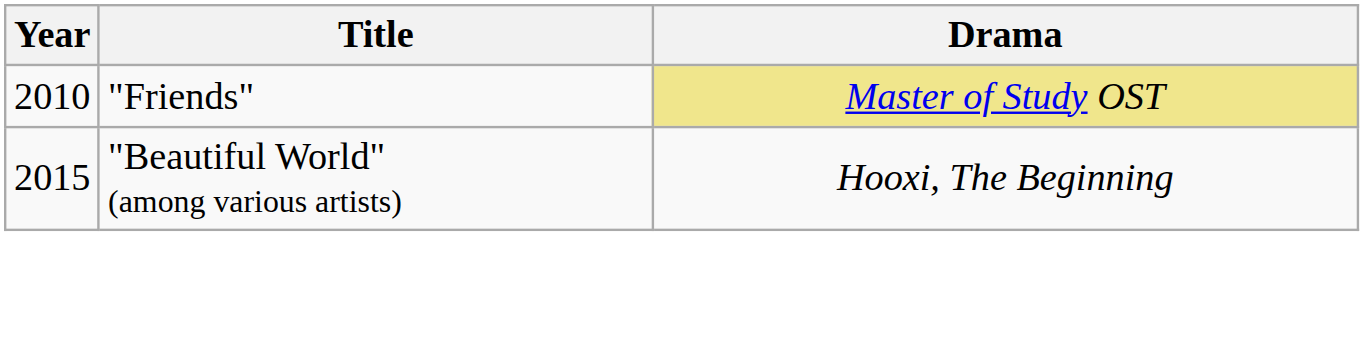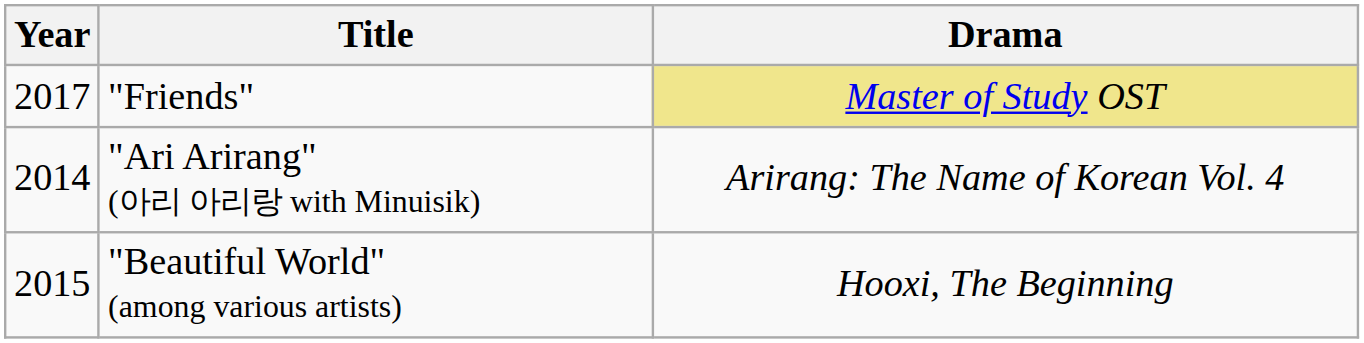(52, 95) 2010 -> (52, 95) 2017
+ row: (294, 177)
